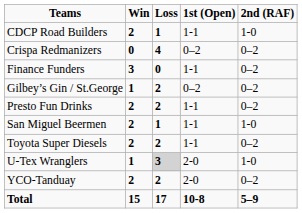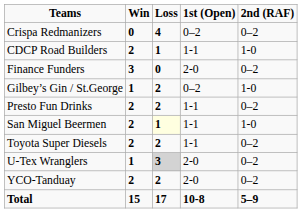rows swapped: (57, 32) <-> (54, 50)
(191, 69) 1-1 -> (191, 69) 2-0
(249, 87) 0–2 -> (248, 87) 1-0
(158, 124) no background -> (158, 124) lightyellow background
(248, 161) 1-0 -> (249, 161) 0–2
